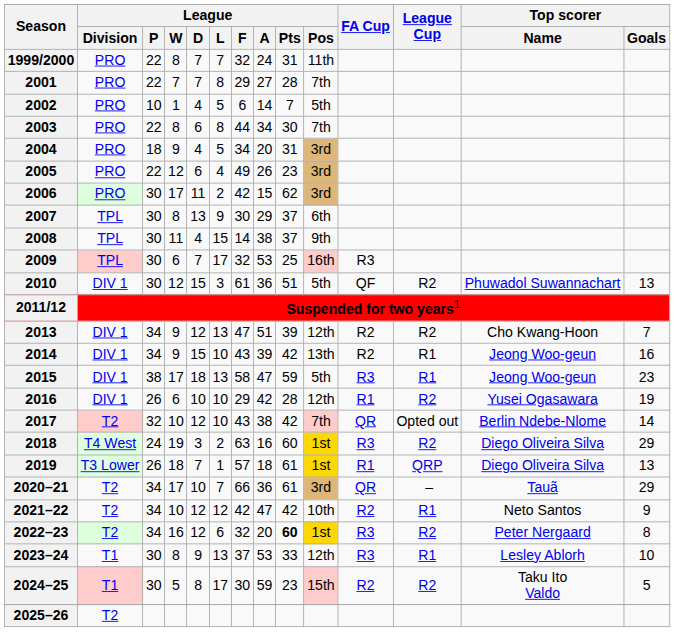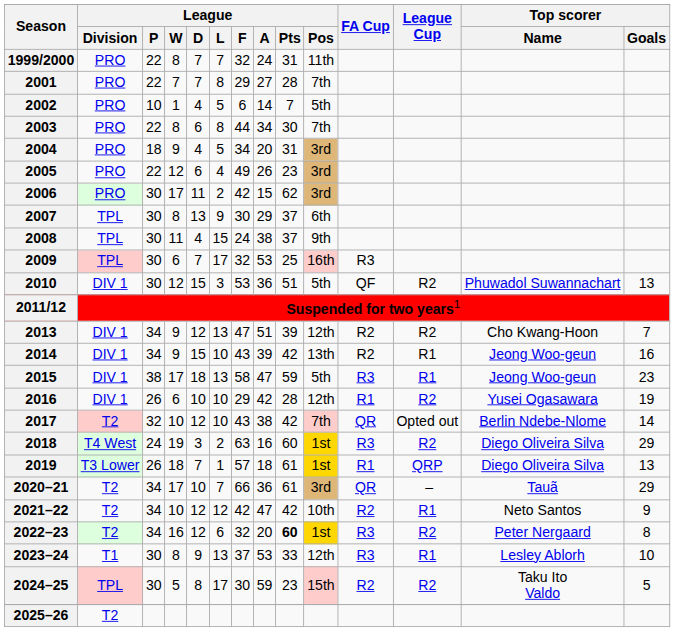(242, 238) 14 -> (242, 238) 24
(242, 283) 61 -> (242, 283) 53
(110, 585) T1 -> (110, 585) TPL
